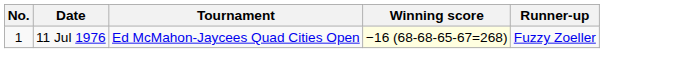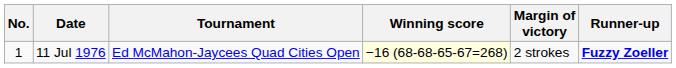+ column: (545, 23)
(555, 37) normal -> (625, 52) bold
